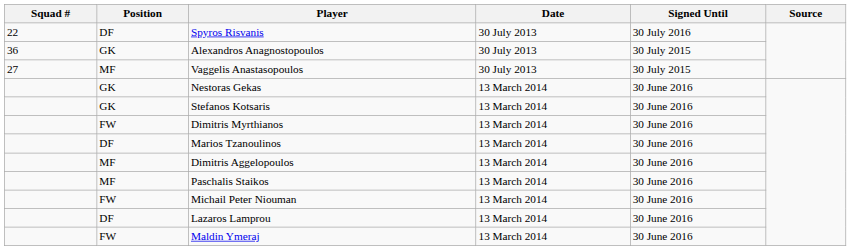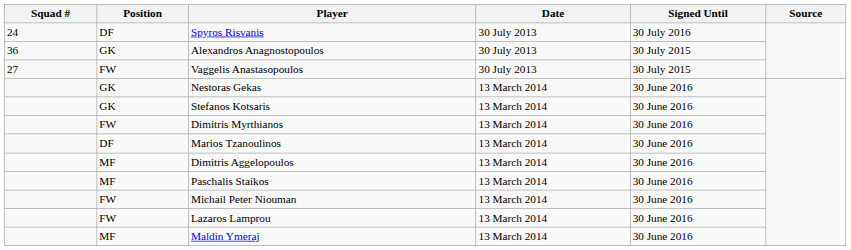(13, 32) 22 -> (13, 32) 24
(107, 69) MF -> (108, 69) FW
(107, 217) DF -> (108, 217) FW
(108, 236) FW -> (107, 236) MF
